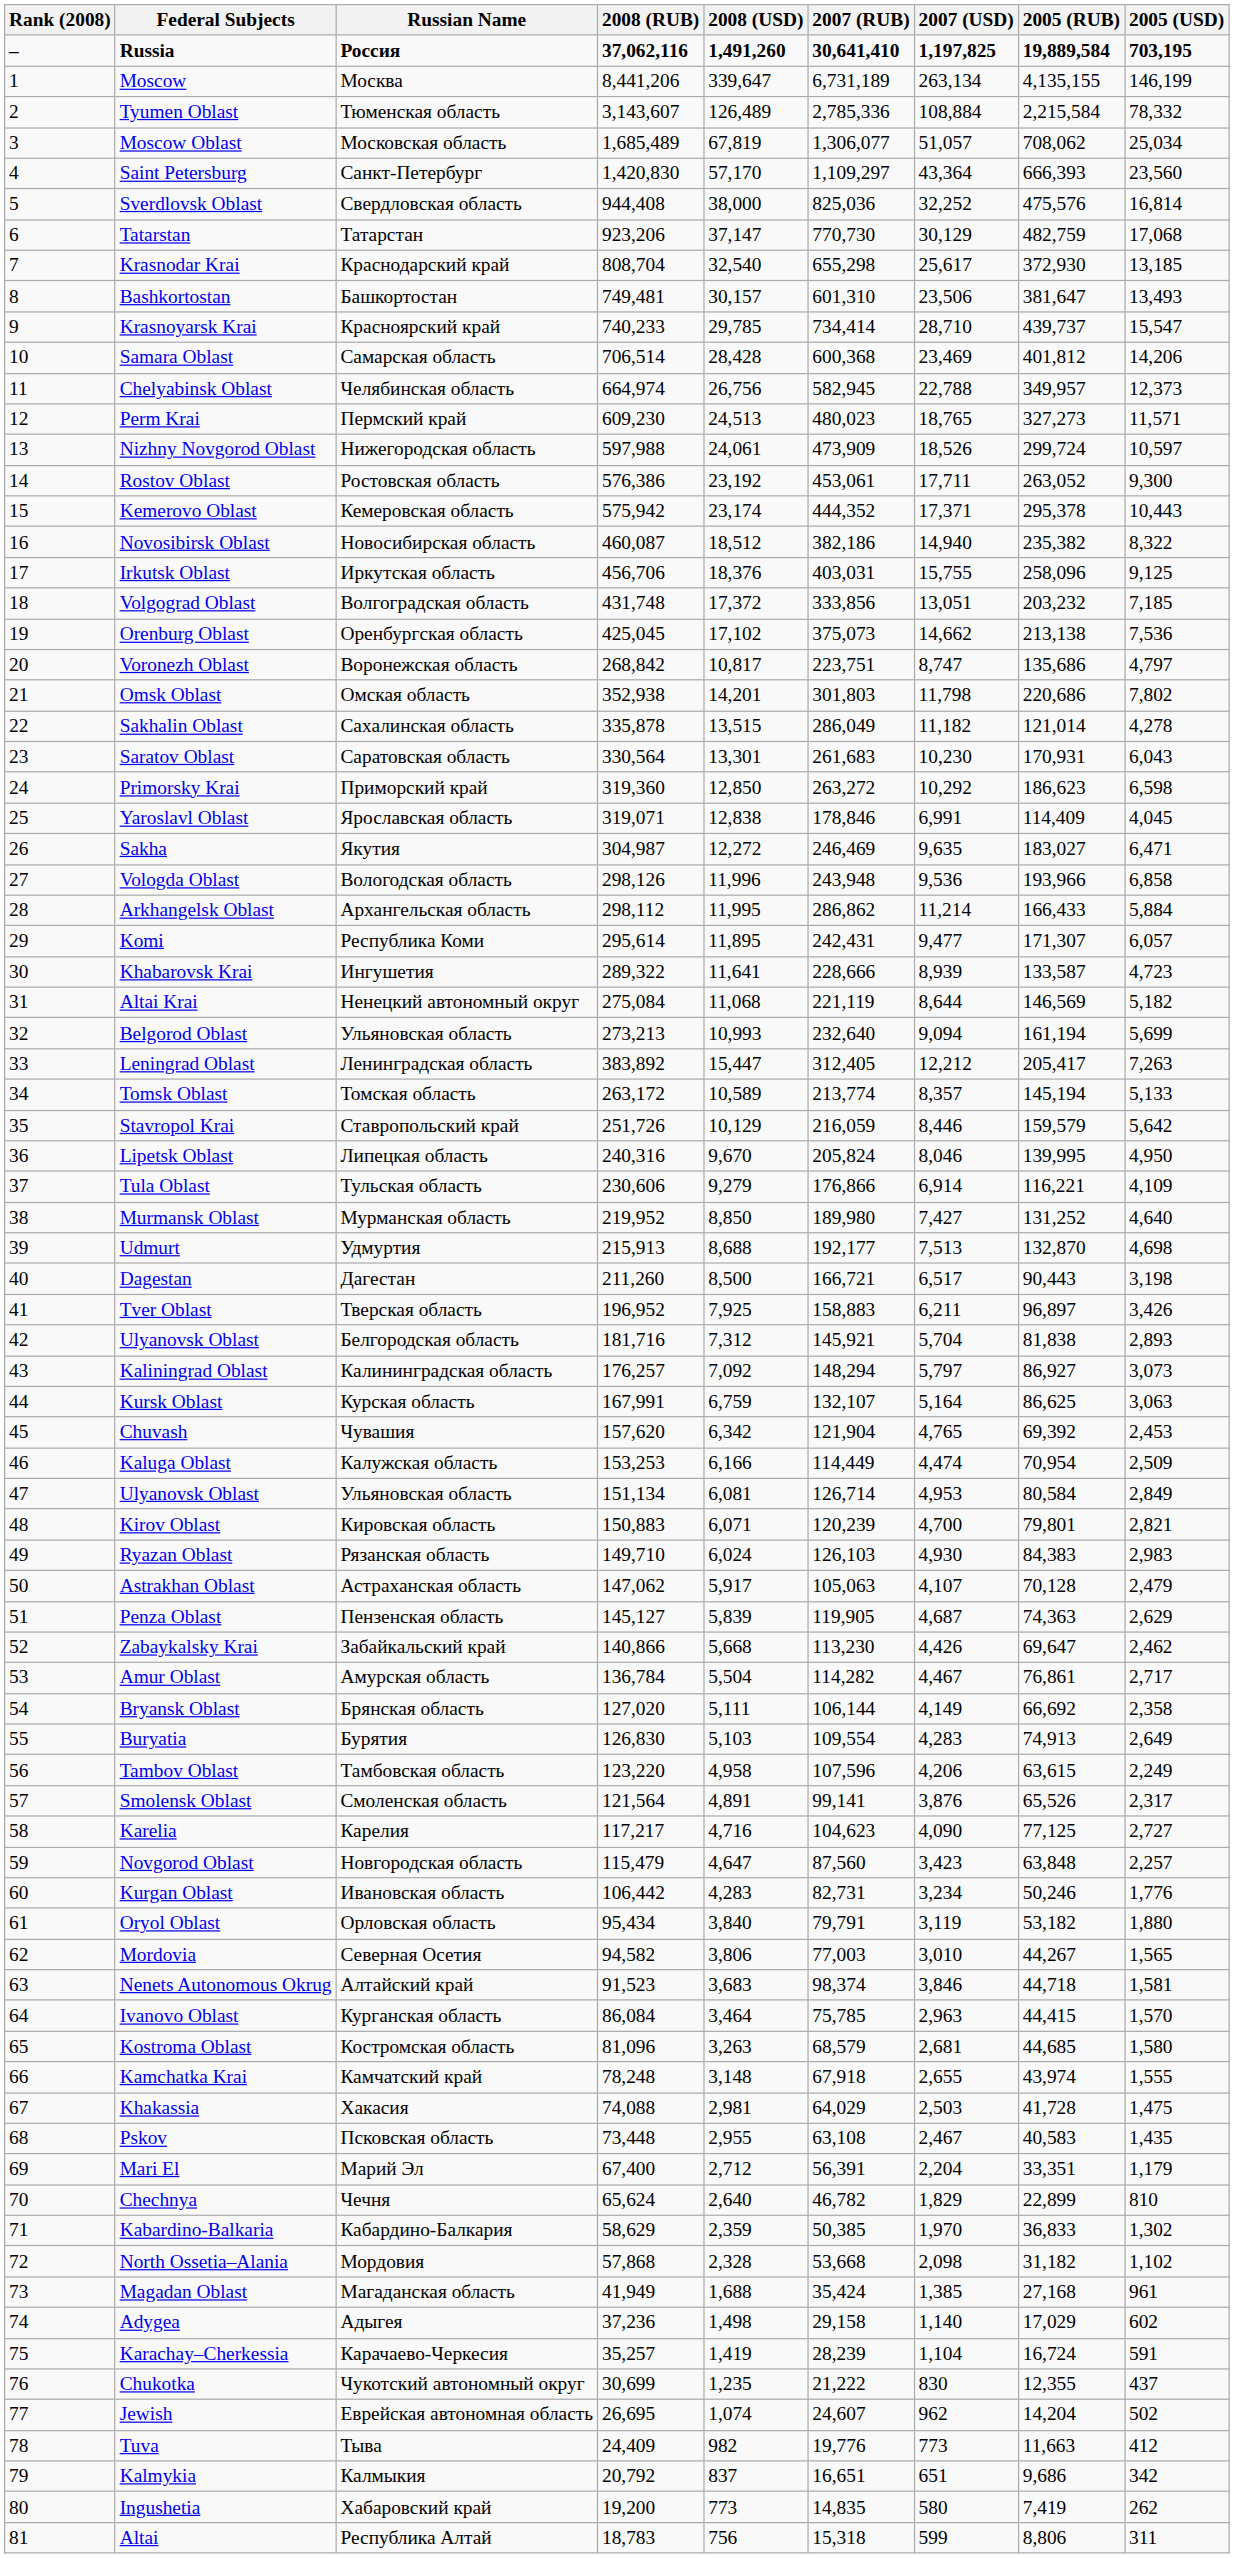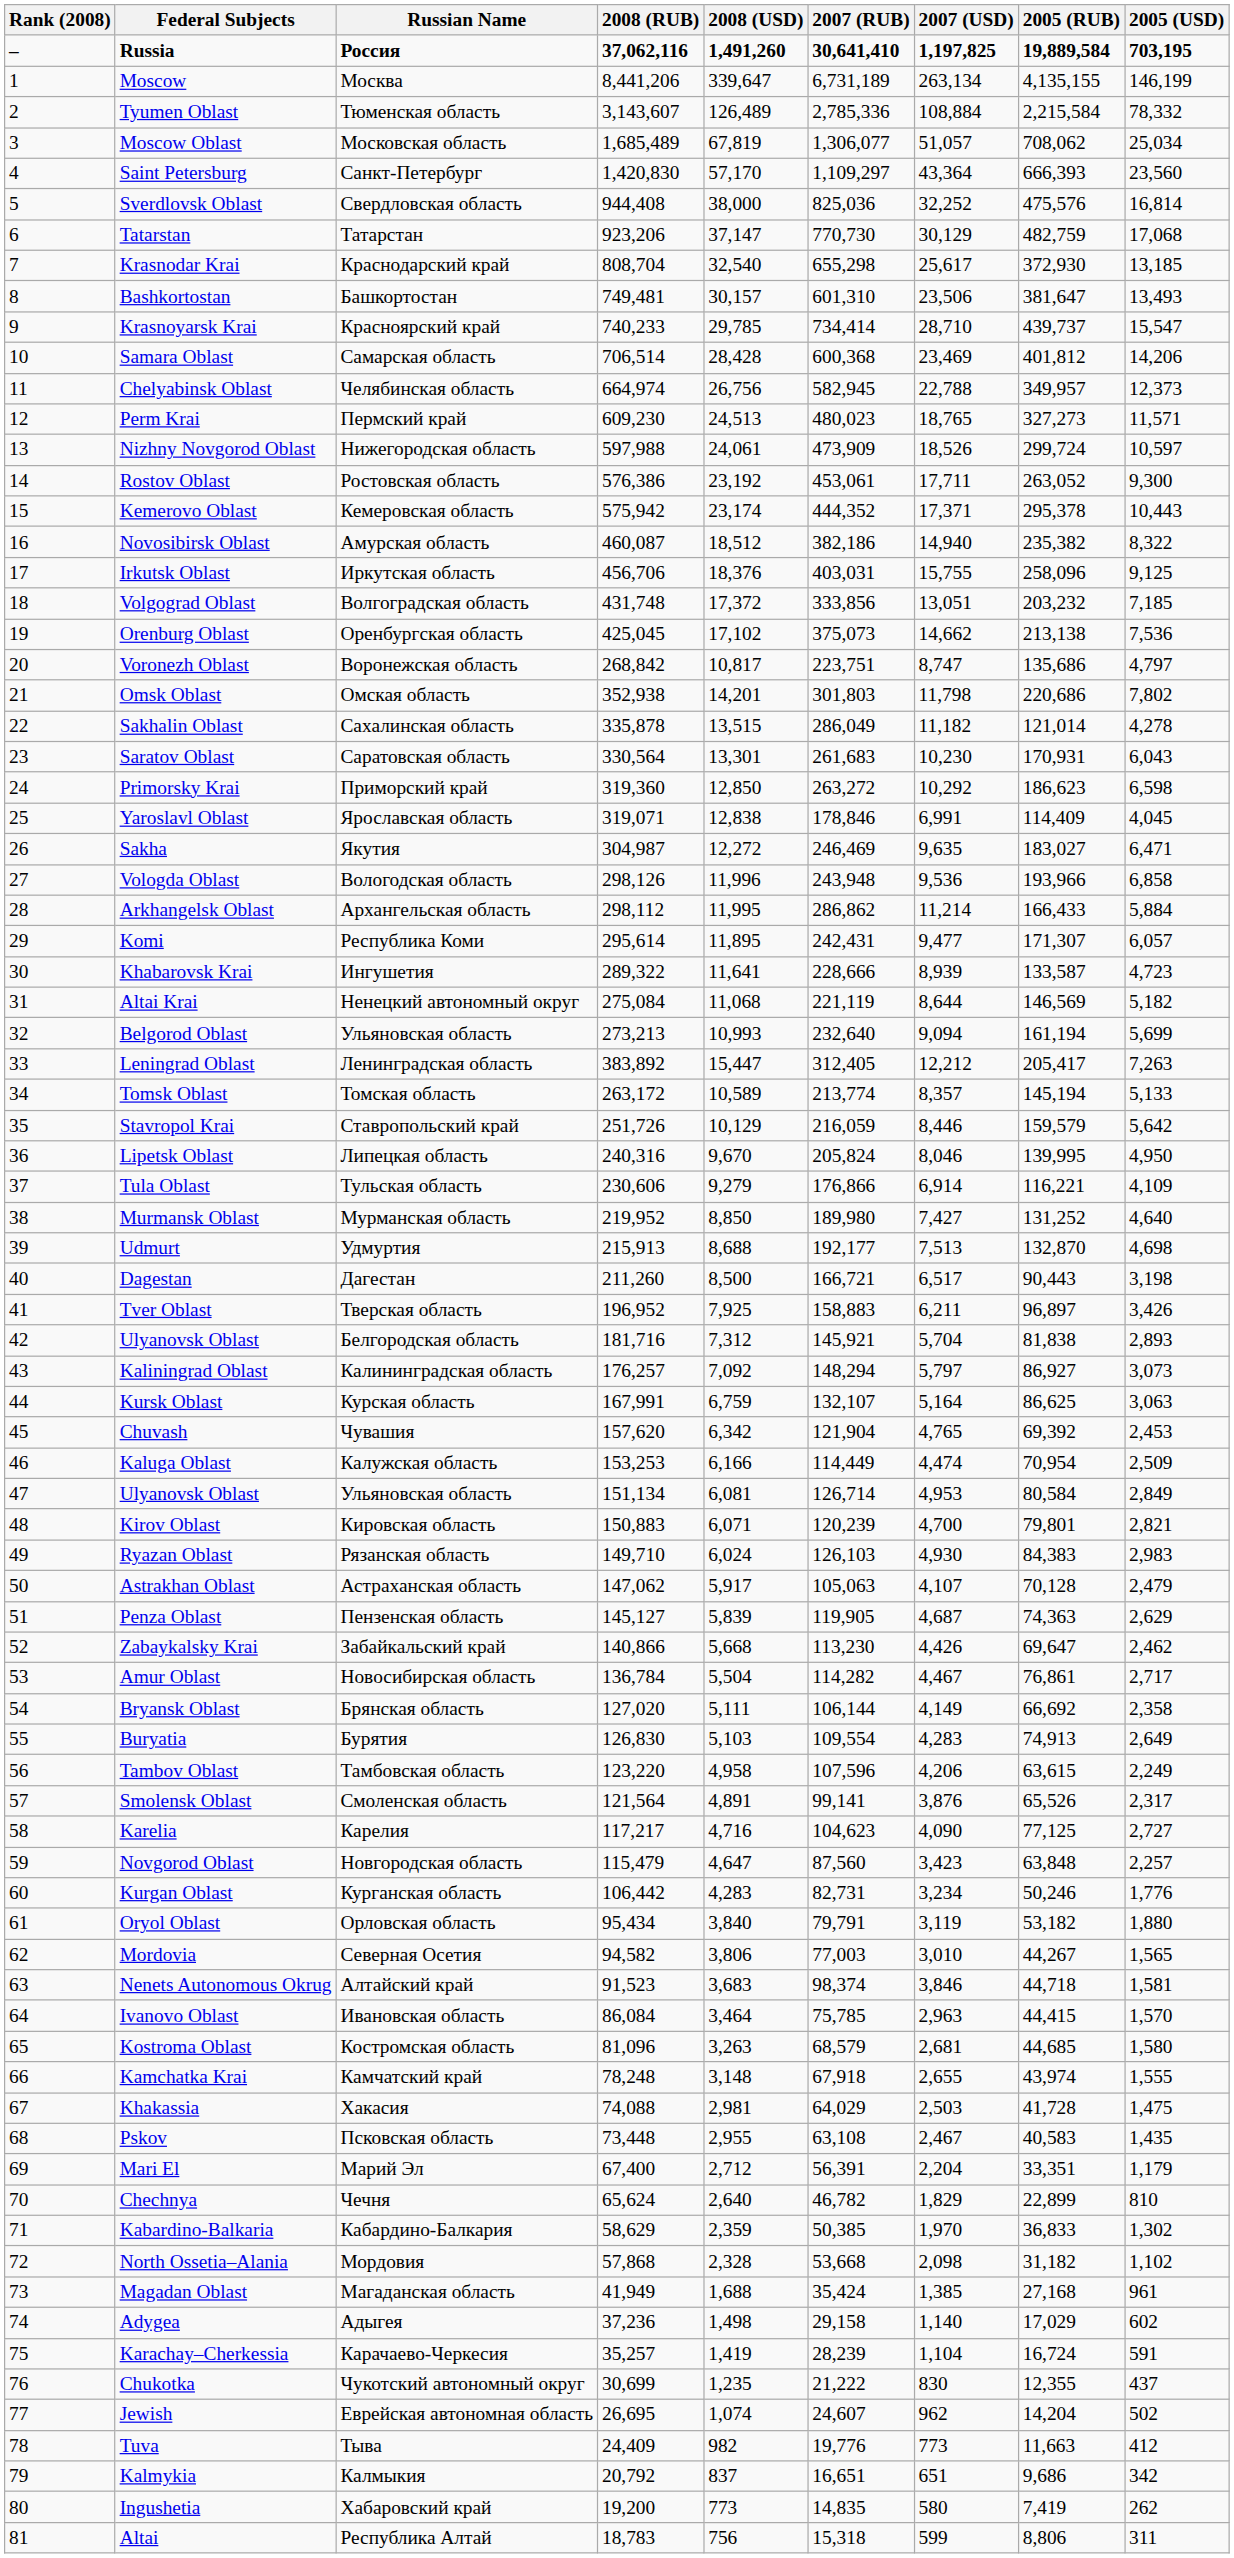(438, 541) Новосибирская область -> (415, 541) Амурская область
(415, 1677) Амурская область -> (438, 1677) Новосибирская область
(422, 1892) Ивановская область -> (421, 1892) Курганская область
(421, 2015) Курганская область -> (422, 2015) Ивановская область
